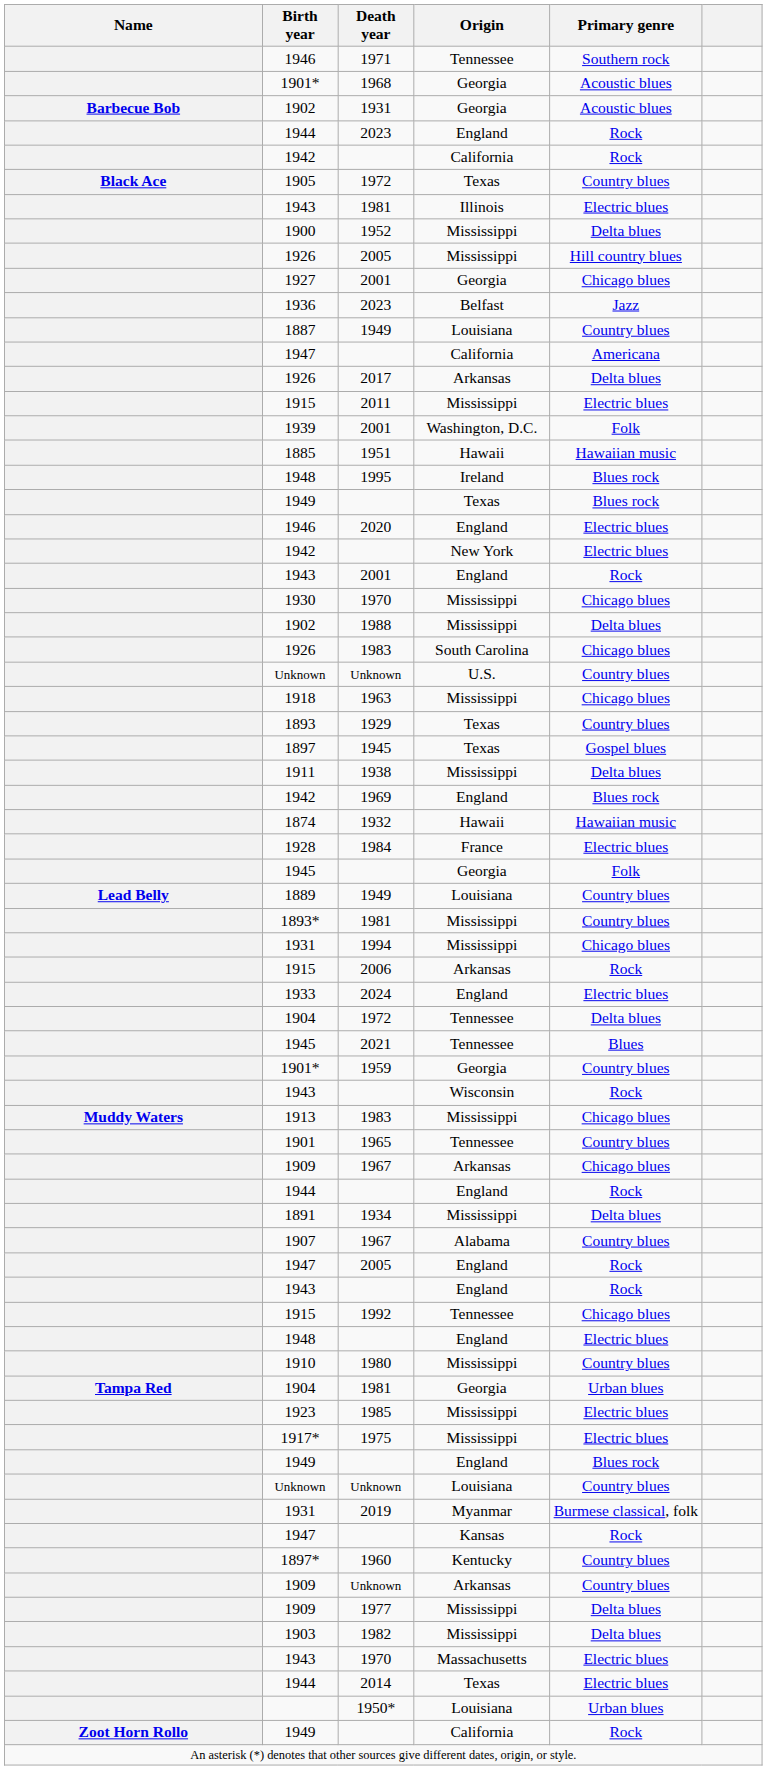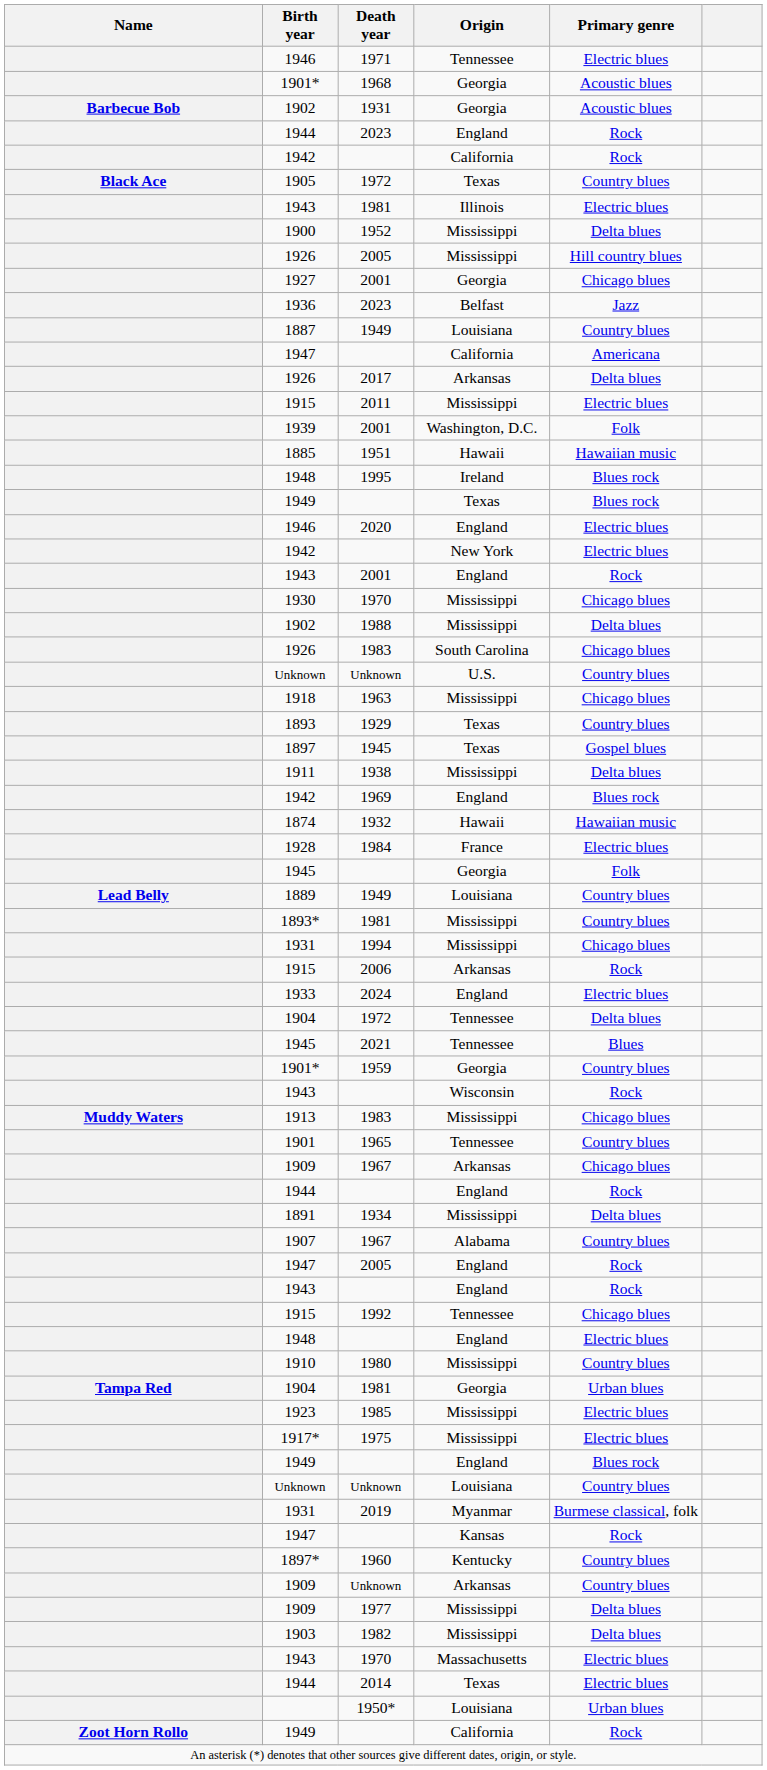(626, 58) Southern rock -> (626, 58) Electric blues
